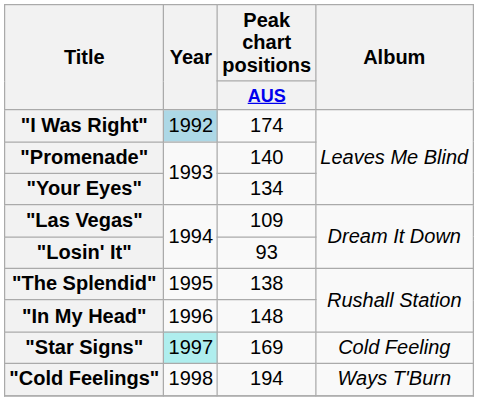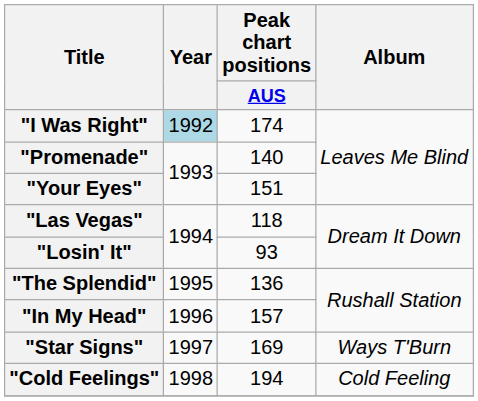(267, 188) 134 -> (267, 188) 151
(267, 220) 109 -> (267, 220) 118
(267, 284) 138 -> (267, 284) 136
(267, 315) 148 -> (267, 315) 157
(191, 347) paleturquoise background -> (191, 347) no background
(394, 347) Cold Feeling -> (394, 347) Ways T'Burn
(394, 379) Ways T'Burn -> (394, 379) Cold Feeling
